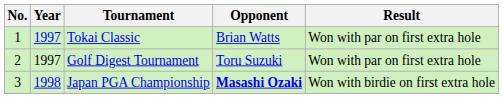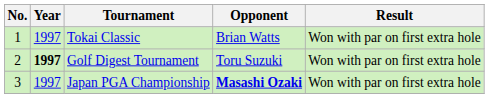(47, 60) normal -> (47, 60) bold
(47, 82) 1998 -> (47, 82) 1997
(402, 82) Won with birdie on first extra hole -> (395, 82) Won with par on first extra hole
